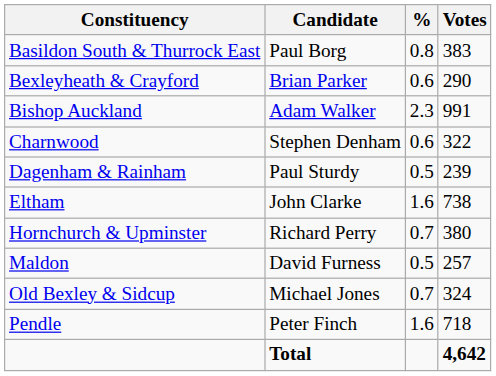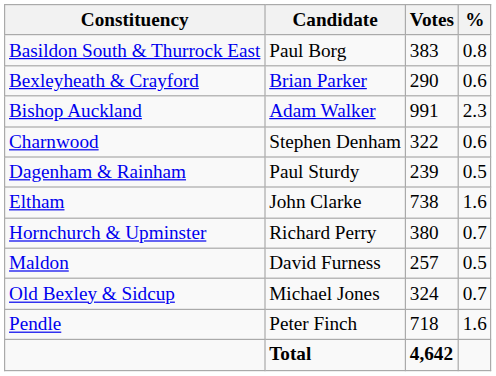columns swapped: (465, 19) <-> (422, 19)
